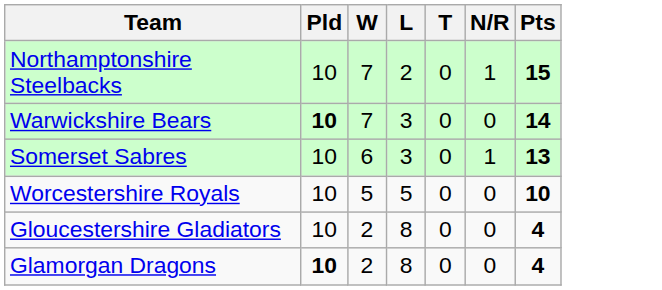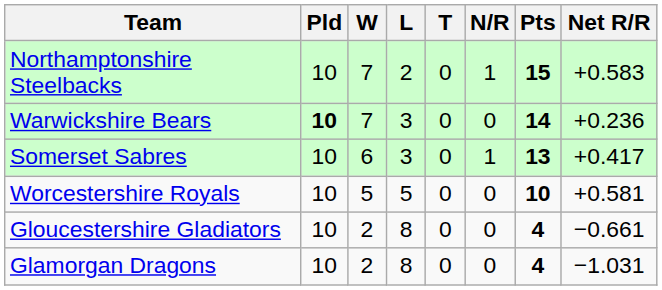+ column: (609, 22)
(324, 266) bold -> (324, 266) normal
